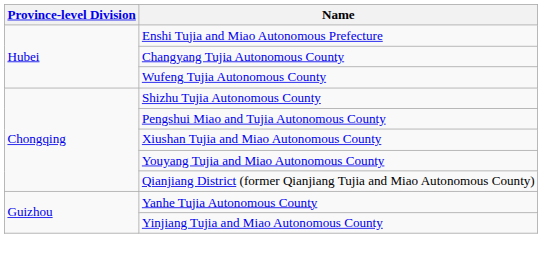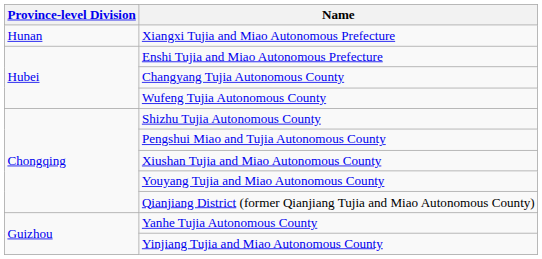+ row: (269, 35)
